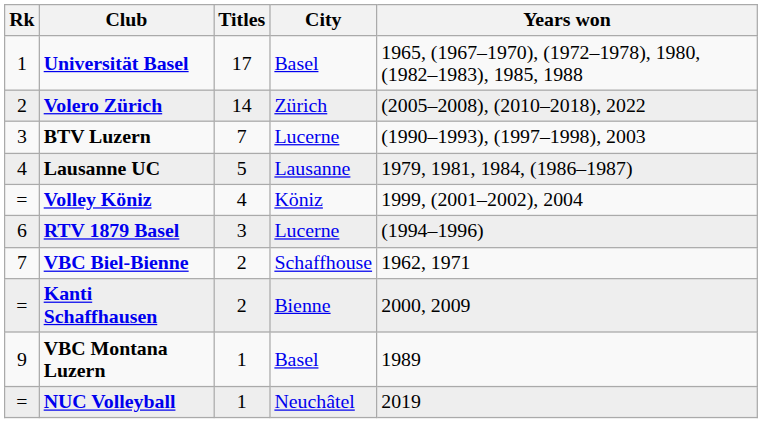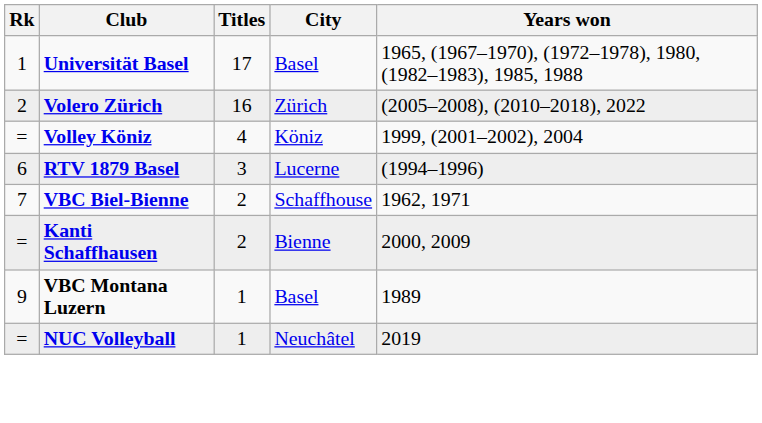(242, 105) 14 -> (242, 105) 16
- row: (97, 136)
- row: (102, 168)
